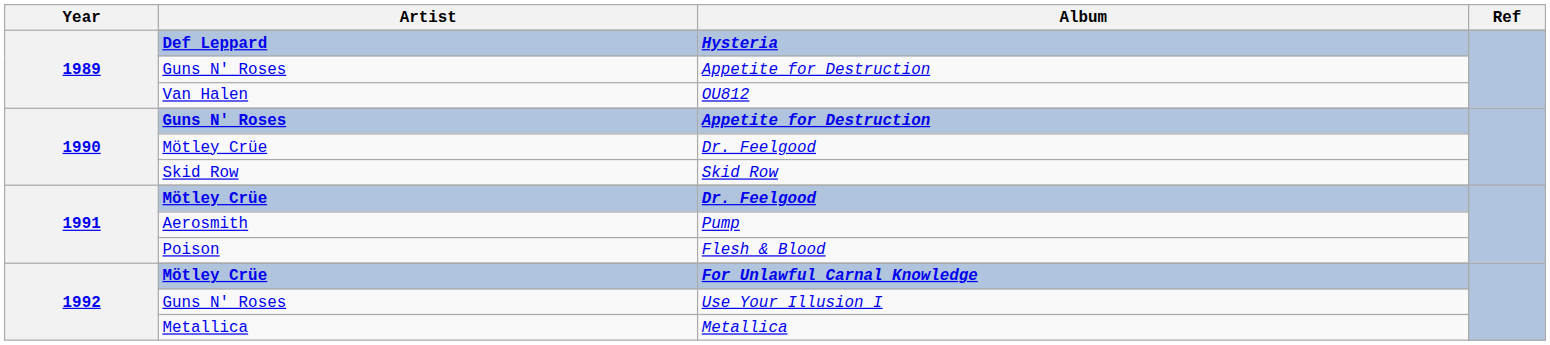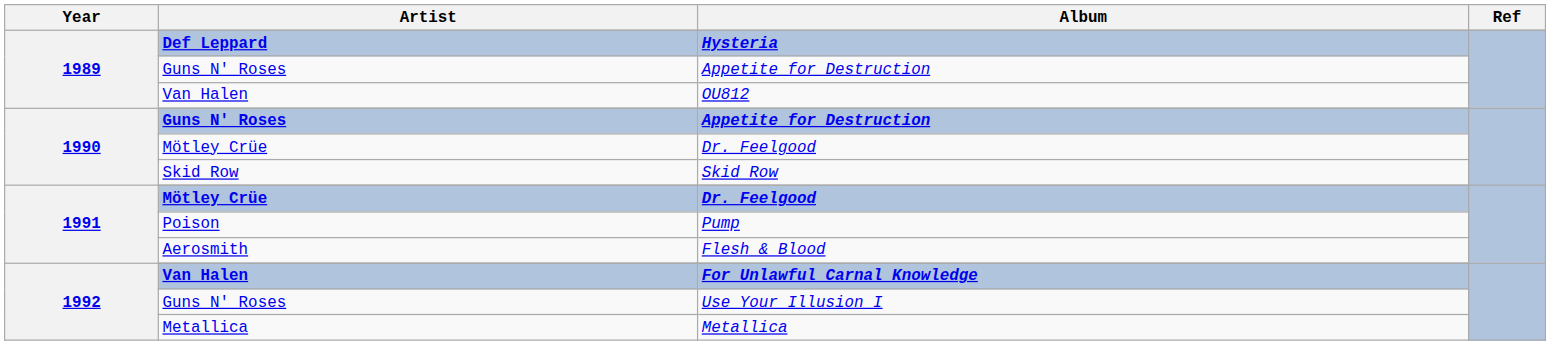(205, 224) Aerosmith -> (191, 224) Poison
(191, 250) Poison -> (205, 250) Aerosmith
(215, 276) Mötley Crüe -> (205, 276) Van Halen
